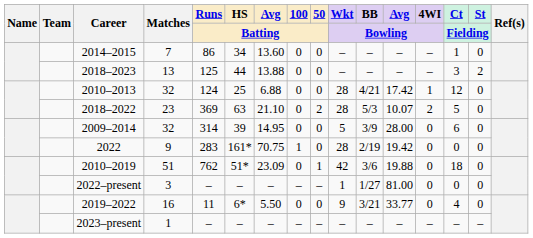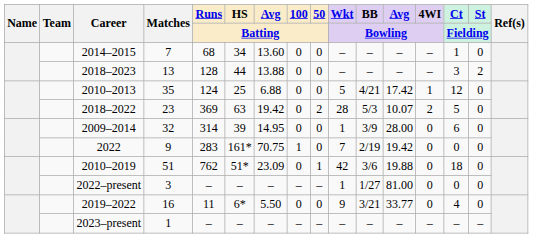(209, 52) 86 -> (209, 52) 68
(209, 71) 125 -> (209, 71) 128
(168, 90) 32 -> (168, 90) 35
(342, 90) 28 -> (342, 90) 5
(271, 109) 21.10 -> (271, 109) 19.42
(342, 128) 5 -> (342, 128) 1
(342, 147) 28 -> (342, 147) 7
